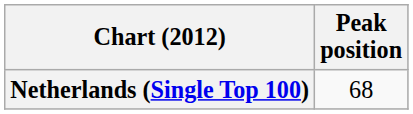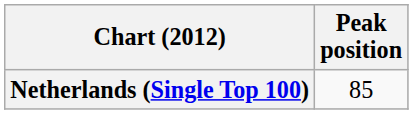(361, 89) 68 -> (361, 89) 85
